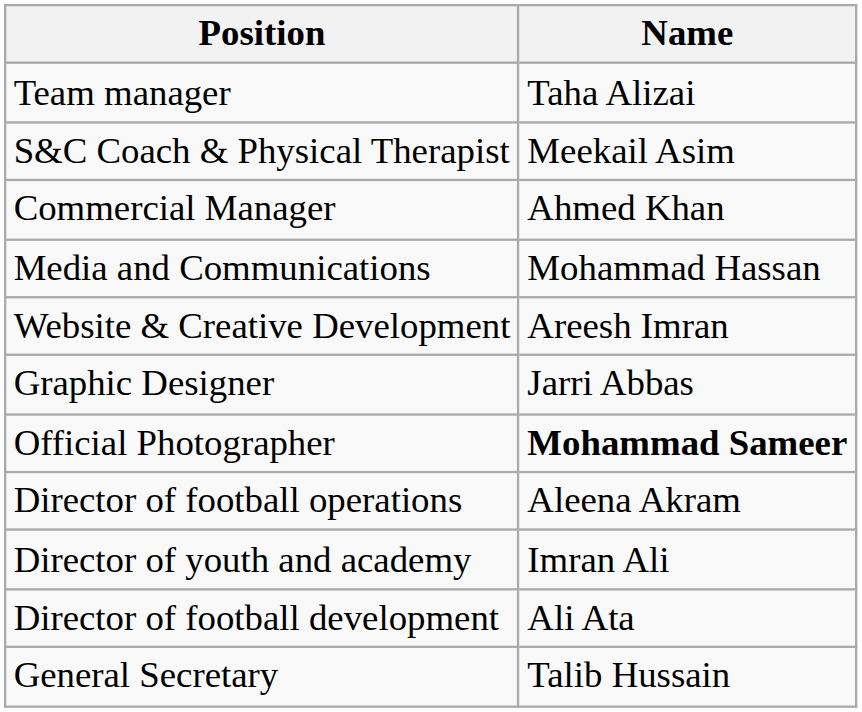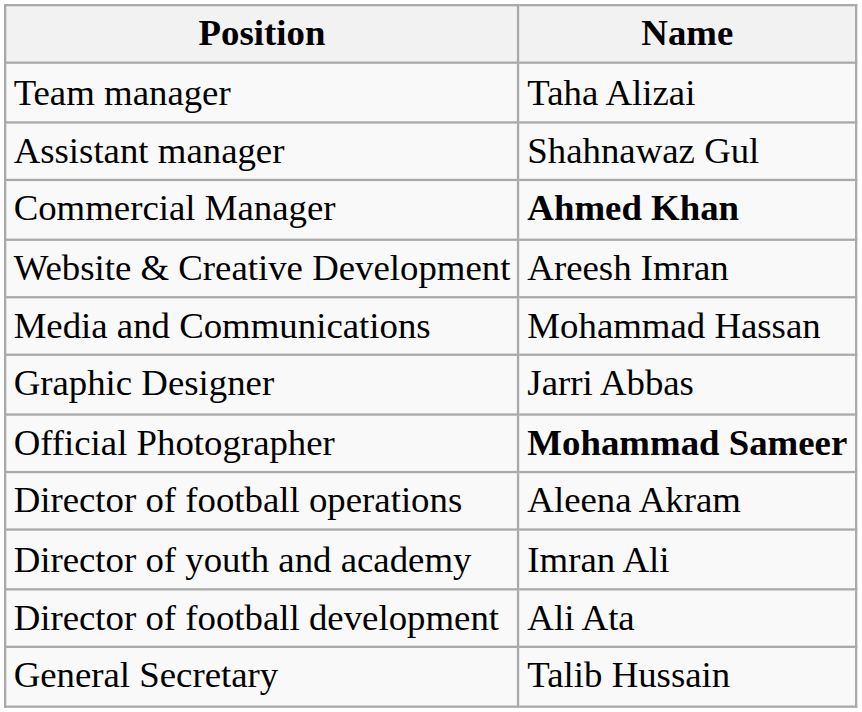+ row: (149, 150)
- row: (262, 150)
(626, 208) normal -> (633, 208) bold
rows swapped: (222, 267) <-> (262, 325)
